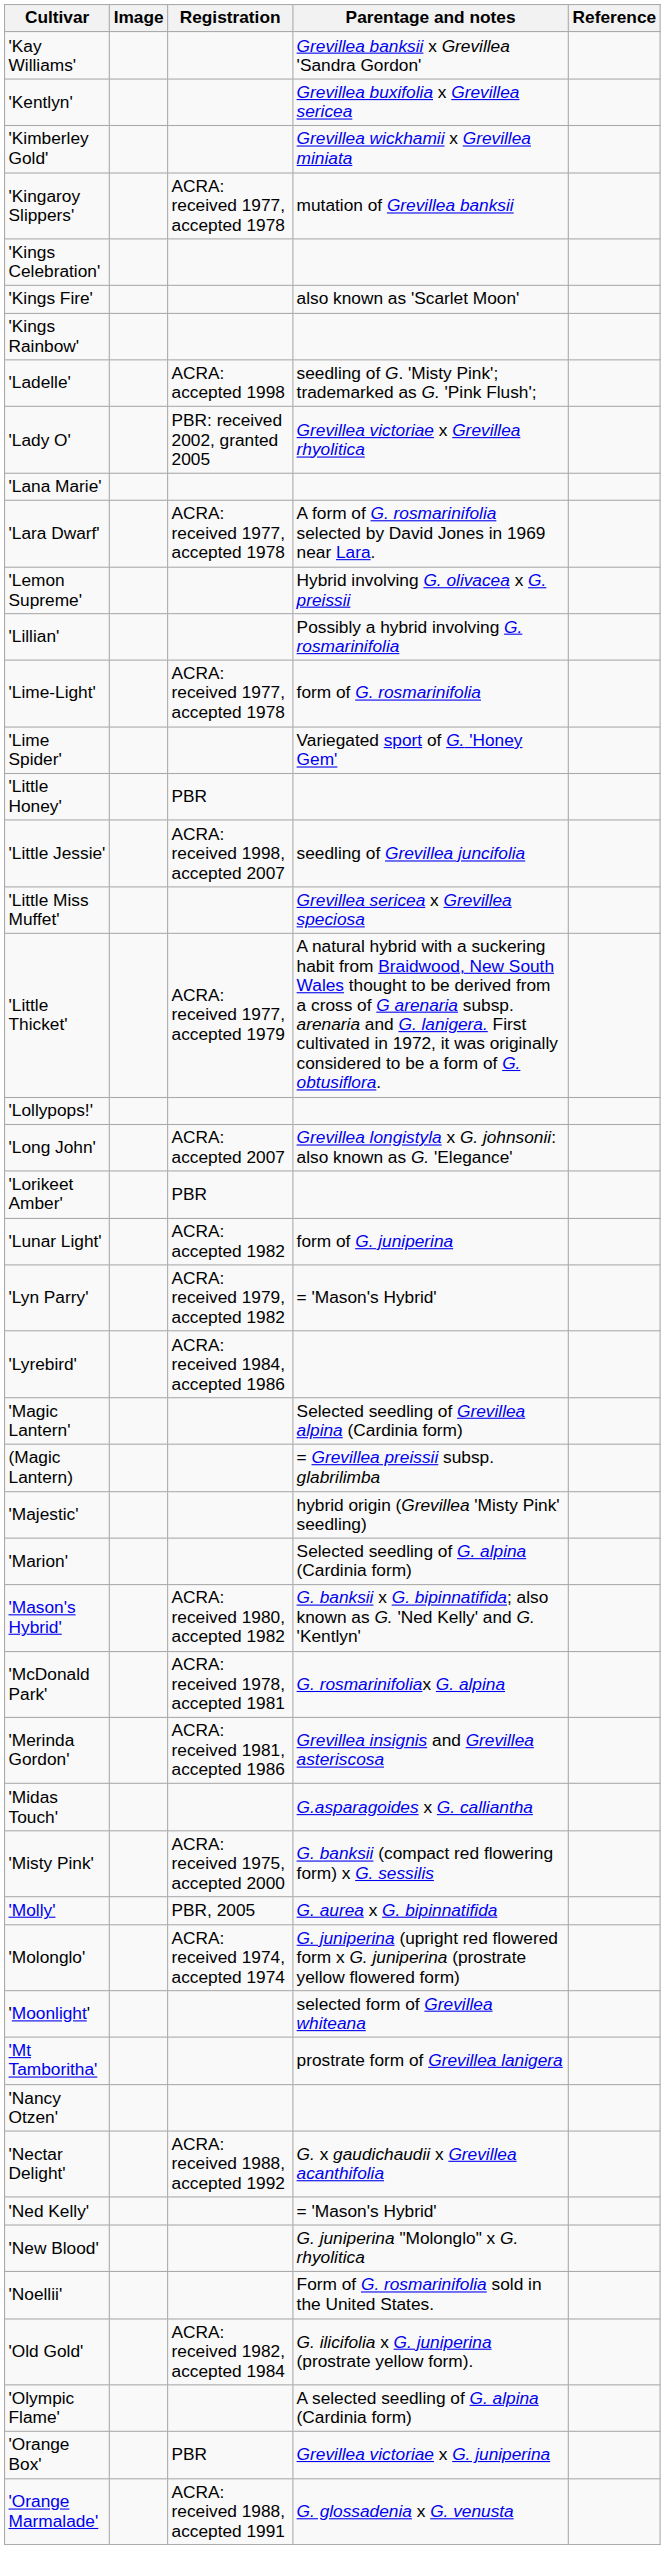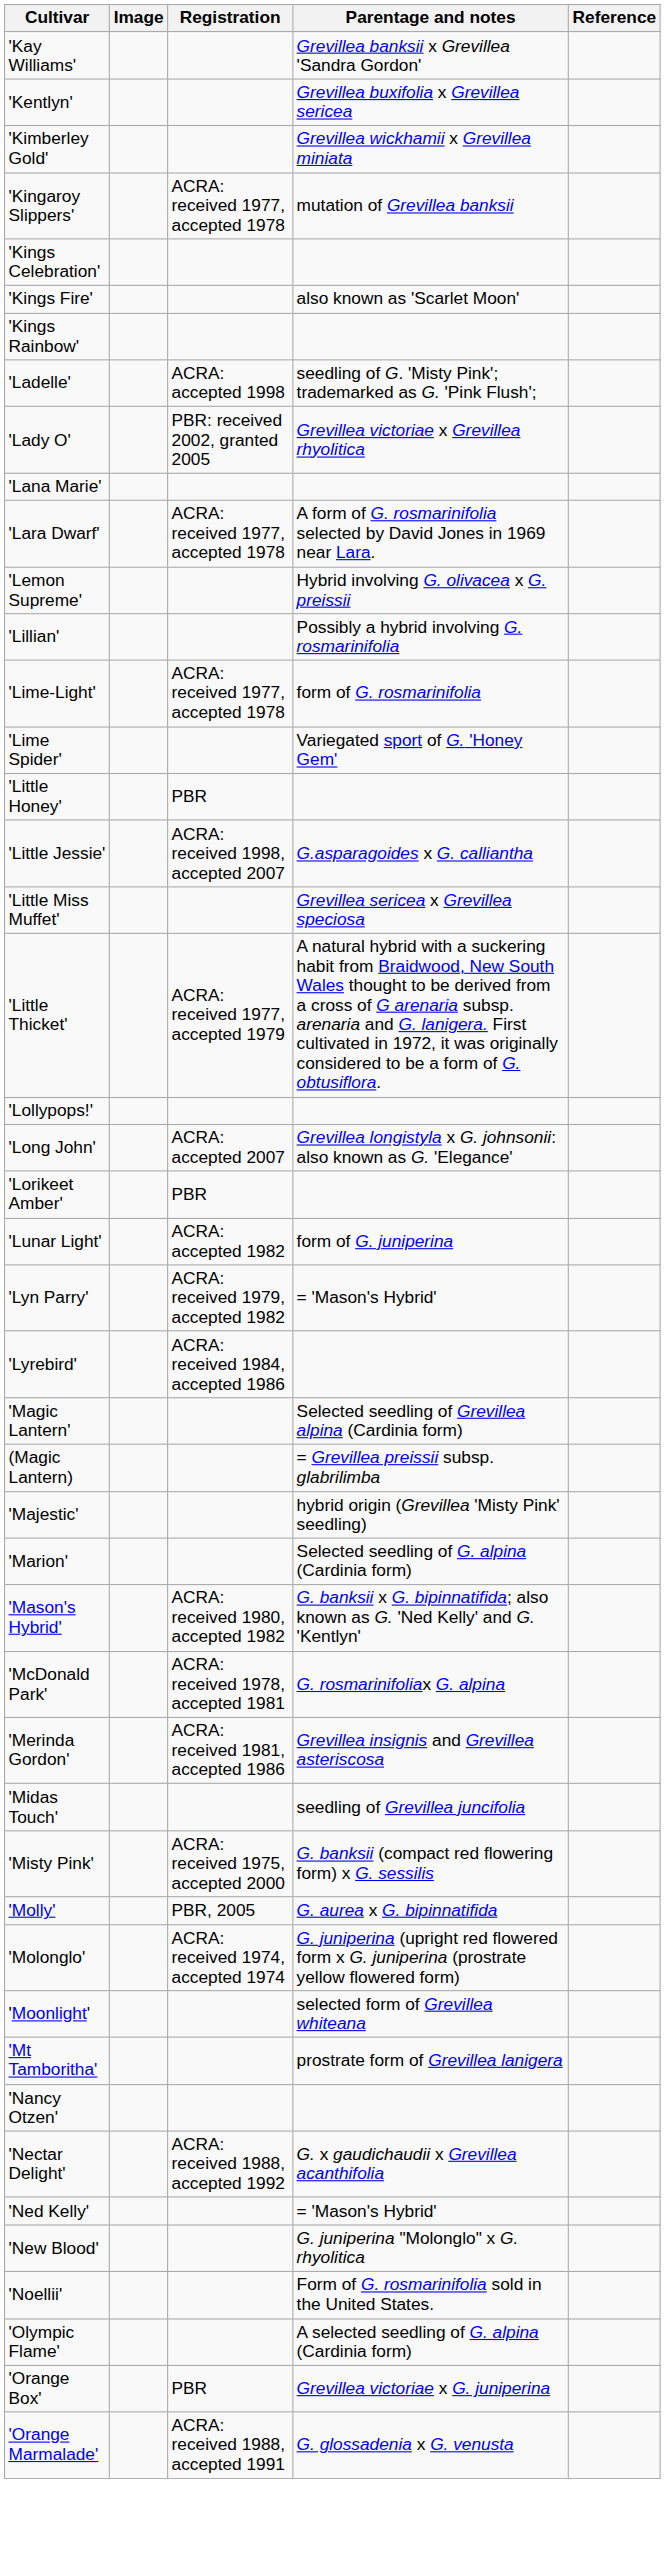(411, 853) seedling of Grevillea juncifolia -> (415, 853) G.asparagoides x G. calliantha
(415, 1807) G.asparagoides x G. calliantha -> (411, 1807) seedling of Grevillea juncifolia
- row: (46, 2351)
